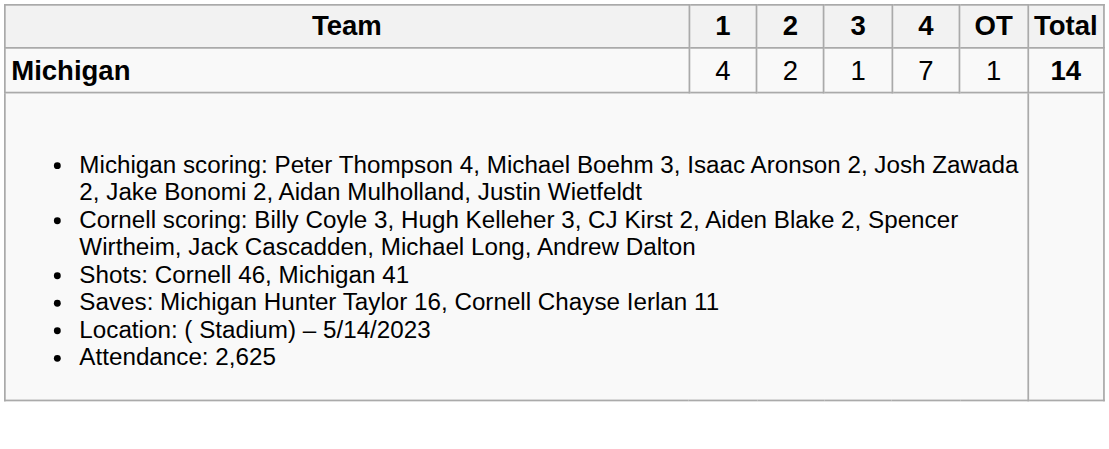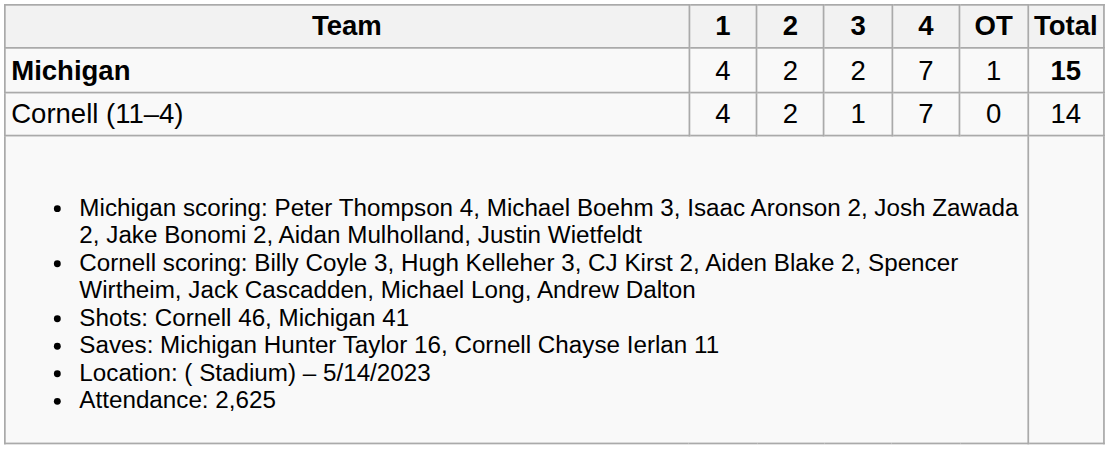(858, 69) 1 -> (858, 69) 2
(1066, 69) 14 -> (1066, 69) 15
+ row: (97, 113)
